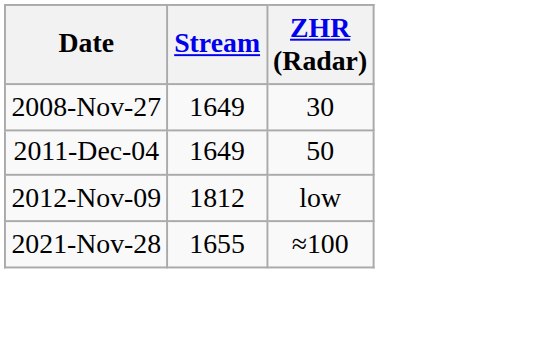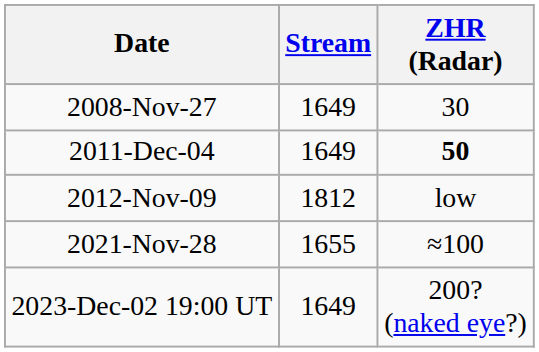(320, 152) normal -> (455, 152) bold
+ row: (142, 306)
